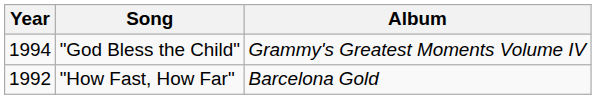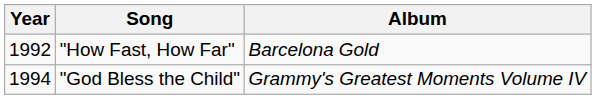rows swapped: (147, 79) <-> (150, 49)
